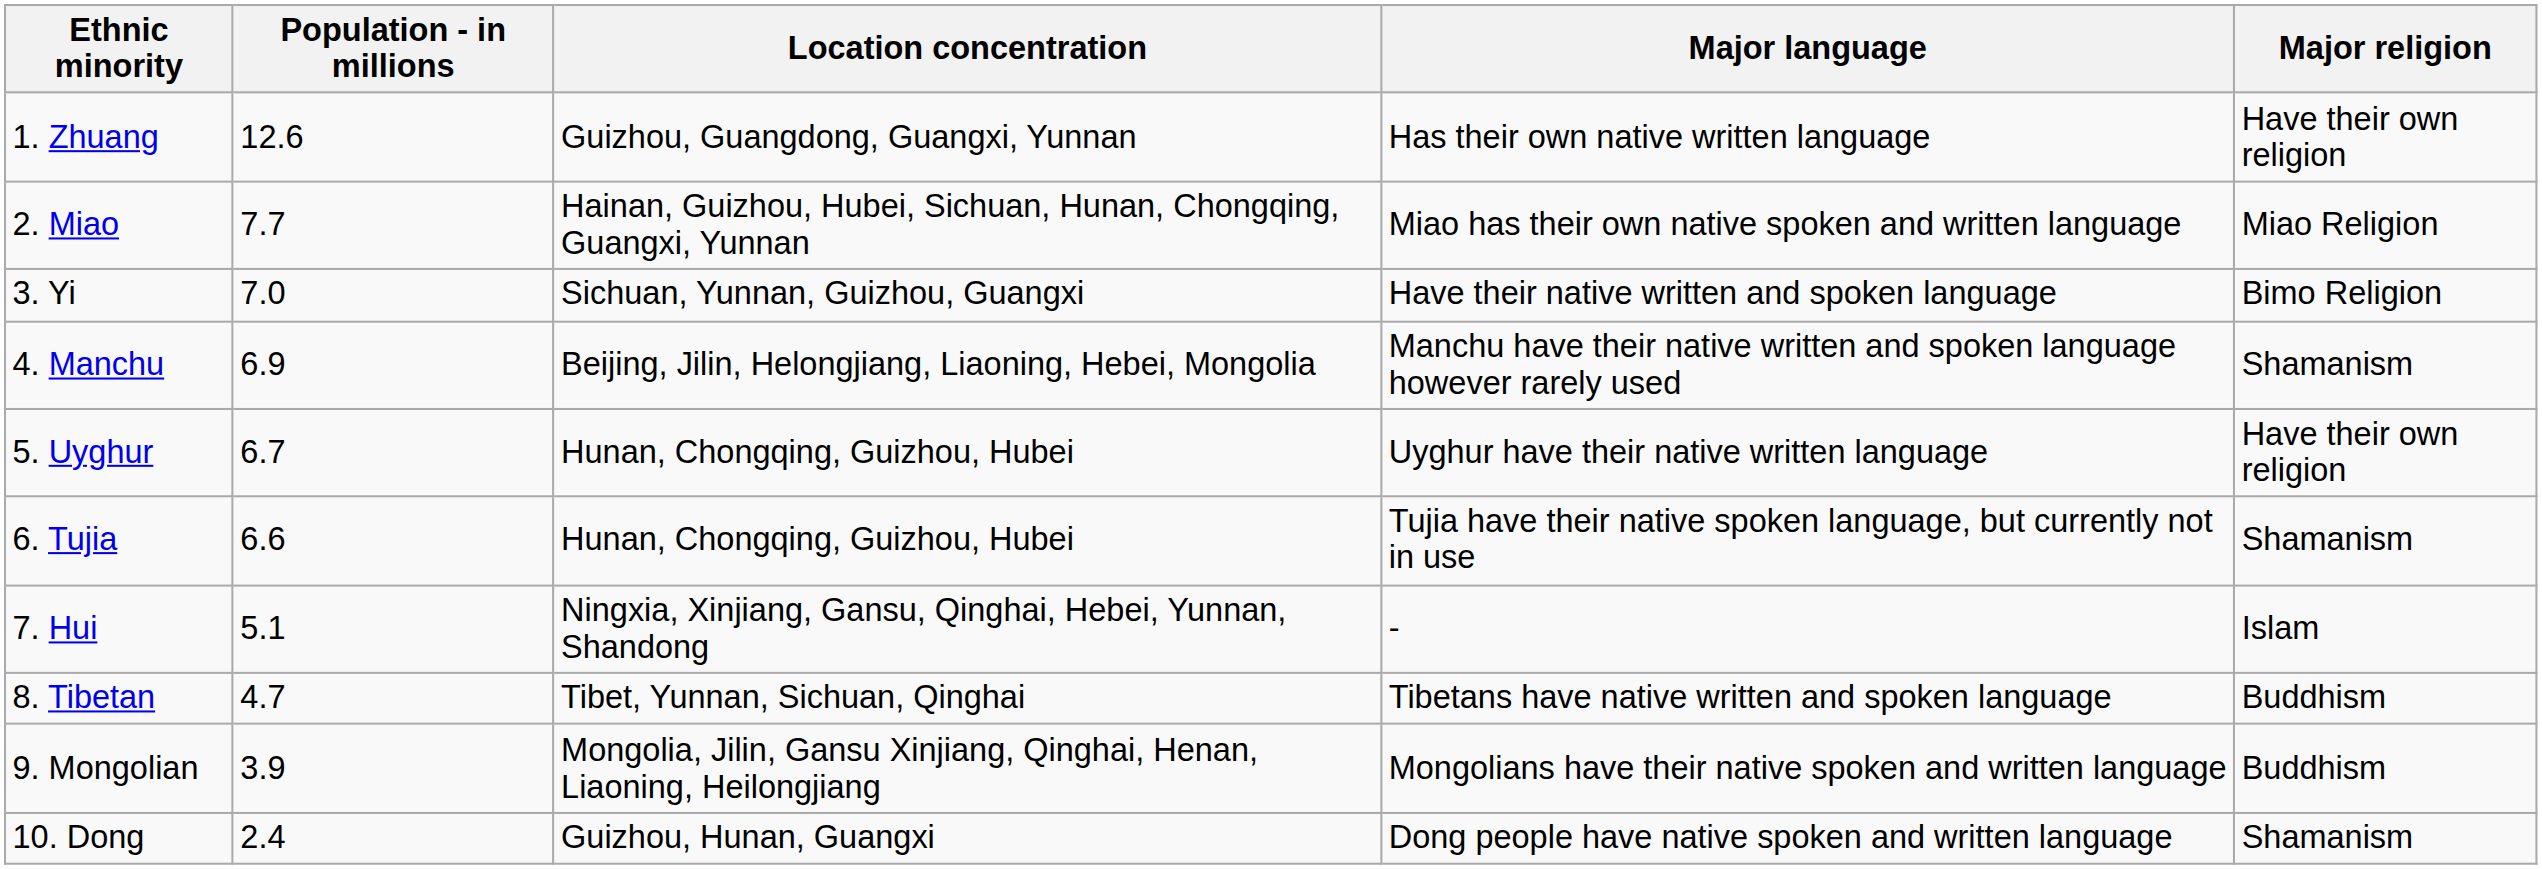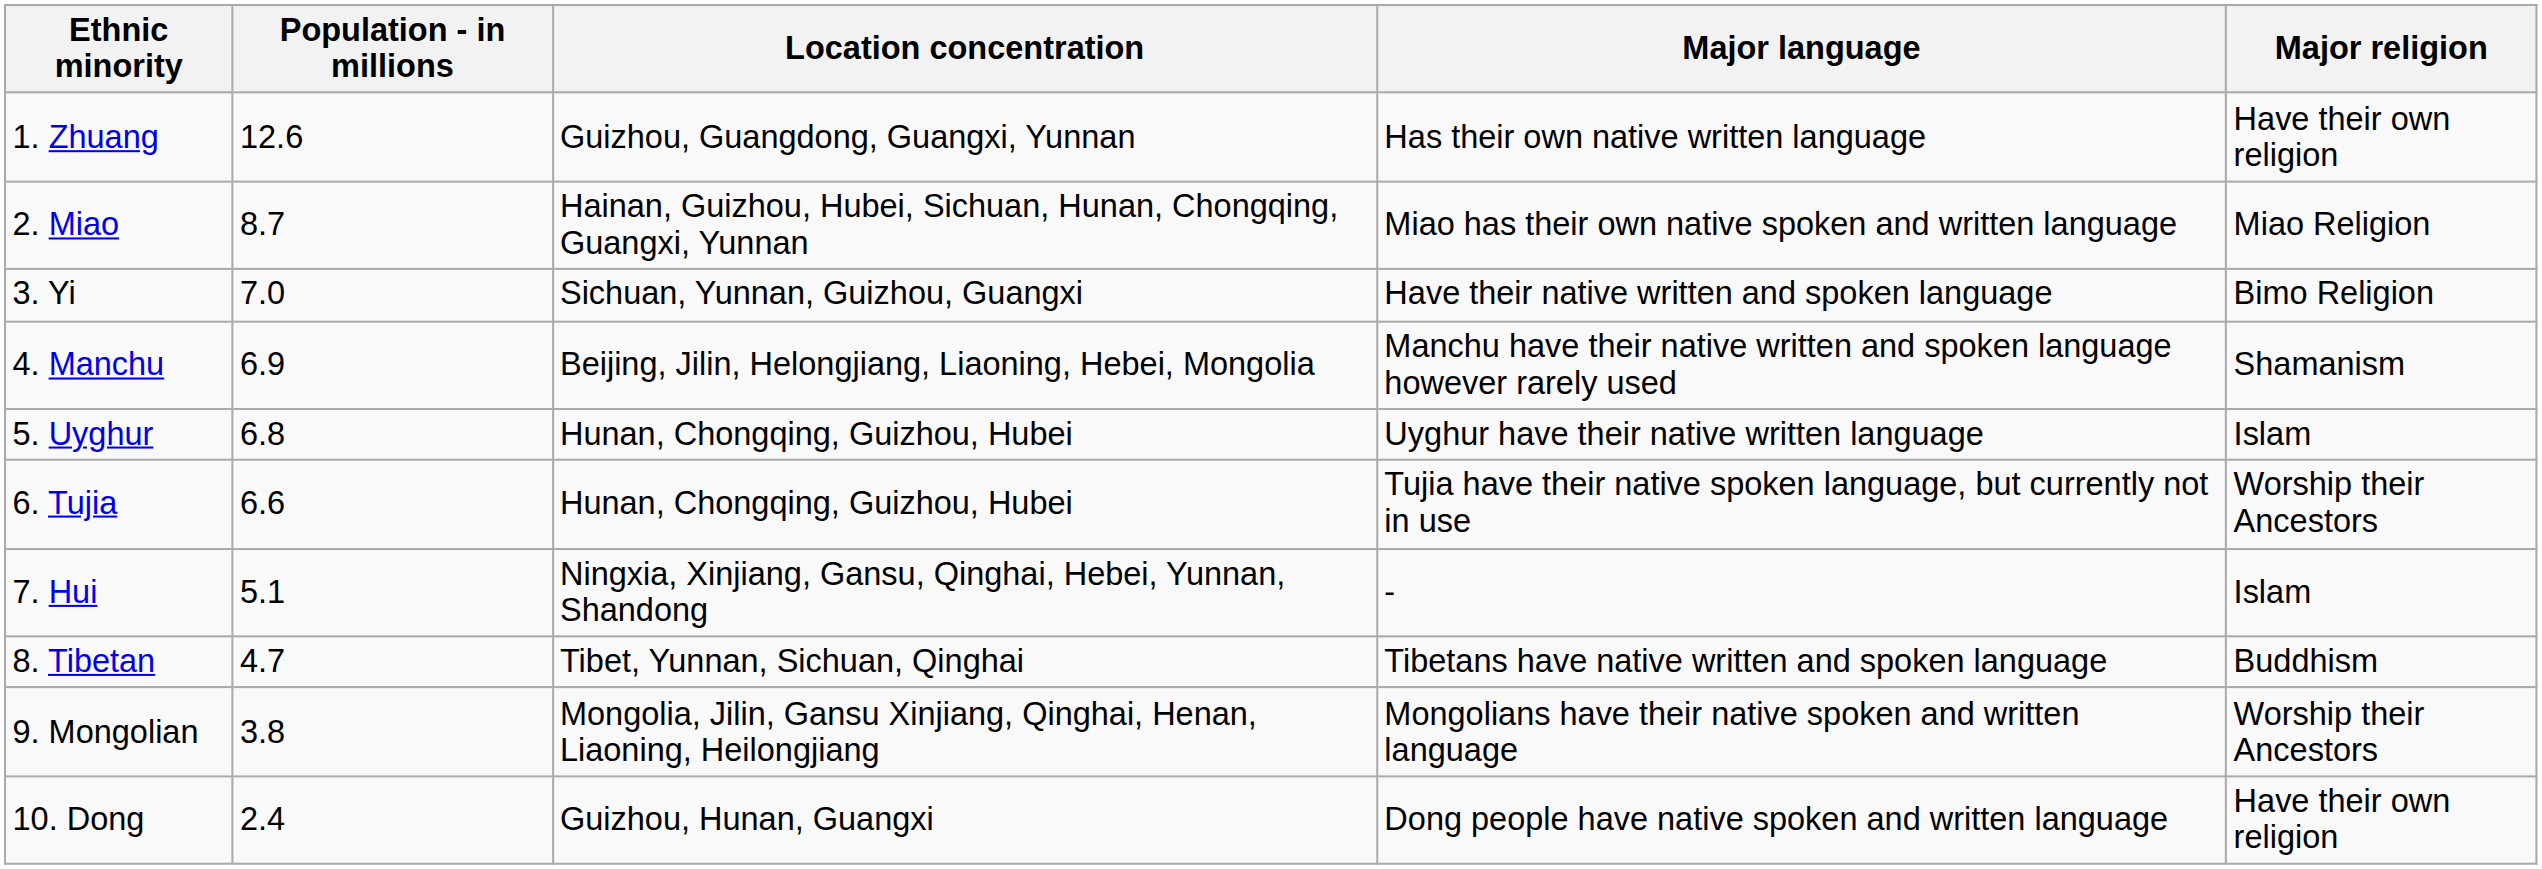(263, 224) 7.7 -> (263, 224) 8.7
(263, 452) 6.7 -> (263, 433) 6.8
(2350, 452) Have their own religion -> (2272, 433) Islam
(2327, 540) Shamanism -> (2329, 503) Worship their Ancestors
(263, 767) 3.9 -> (263, 731) 3.8
(2314, 767) Buddhism -> (2329, 731) Worship their Ancestors
(2327, 837) Shamanism -> (2342, 819) Have their own religion
